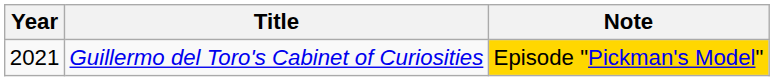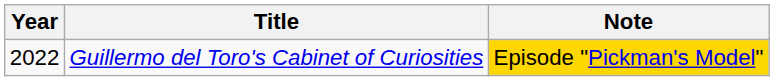(35, 57) 2021 -> (35, 57) 2022
